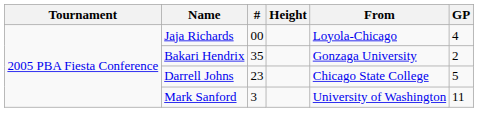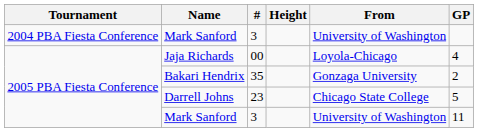+ row: (83, 35)
